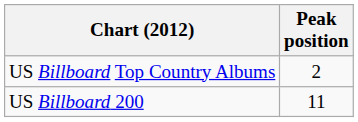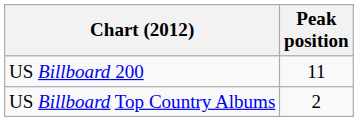rows swapped: (76, 101) <-> (142, 71)
